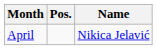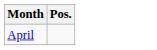- column: (114, 14)
